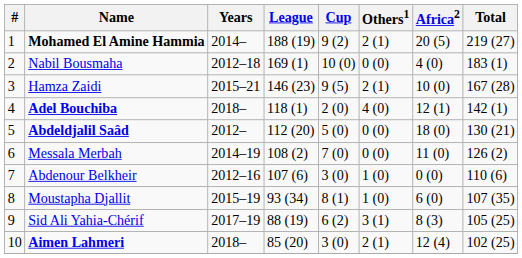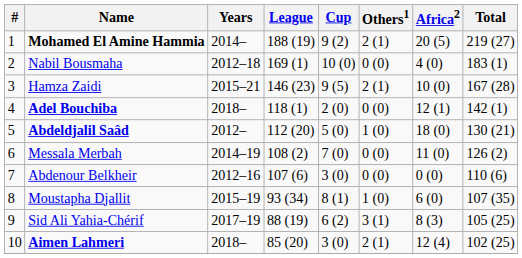(375, 108) 4 (0) -> (375, 108) 0 (0)
(375, 131) 0 (0) -> (375, 131) 1 (0)
(375, 175) 1 (0) -> (375, 175) 0 (0)
